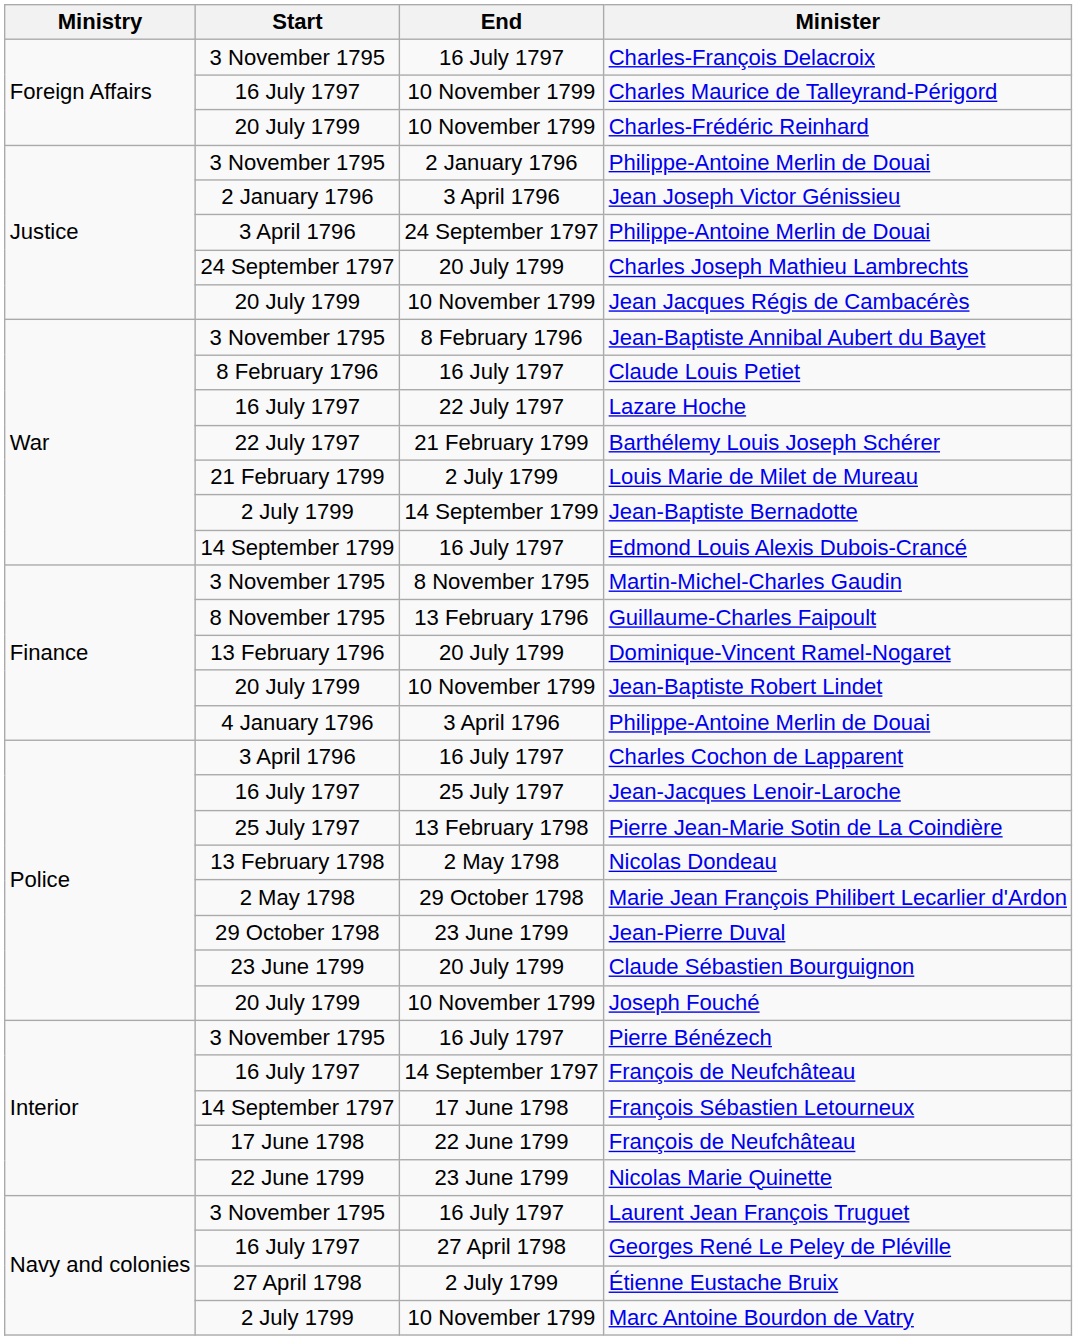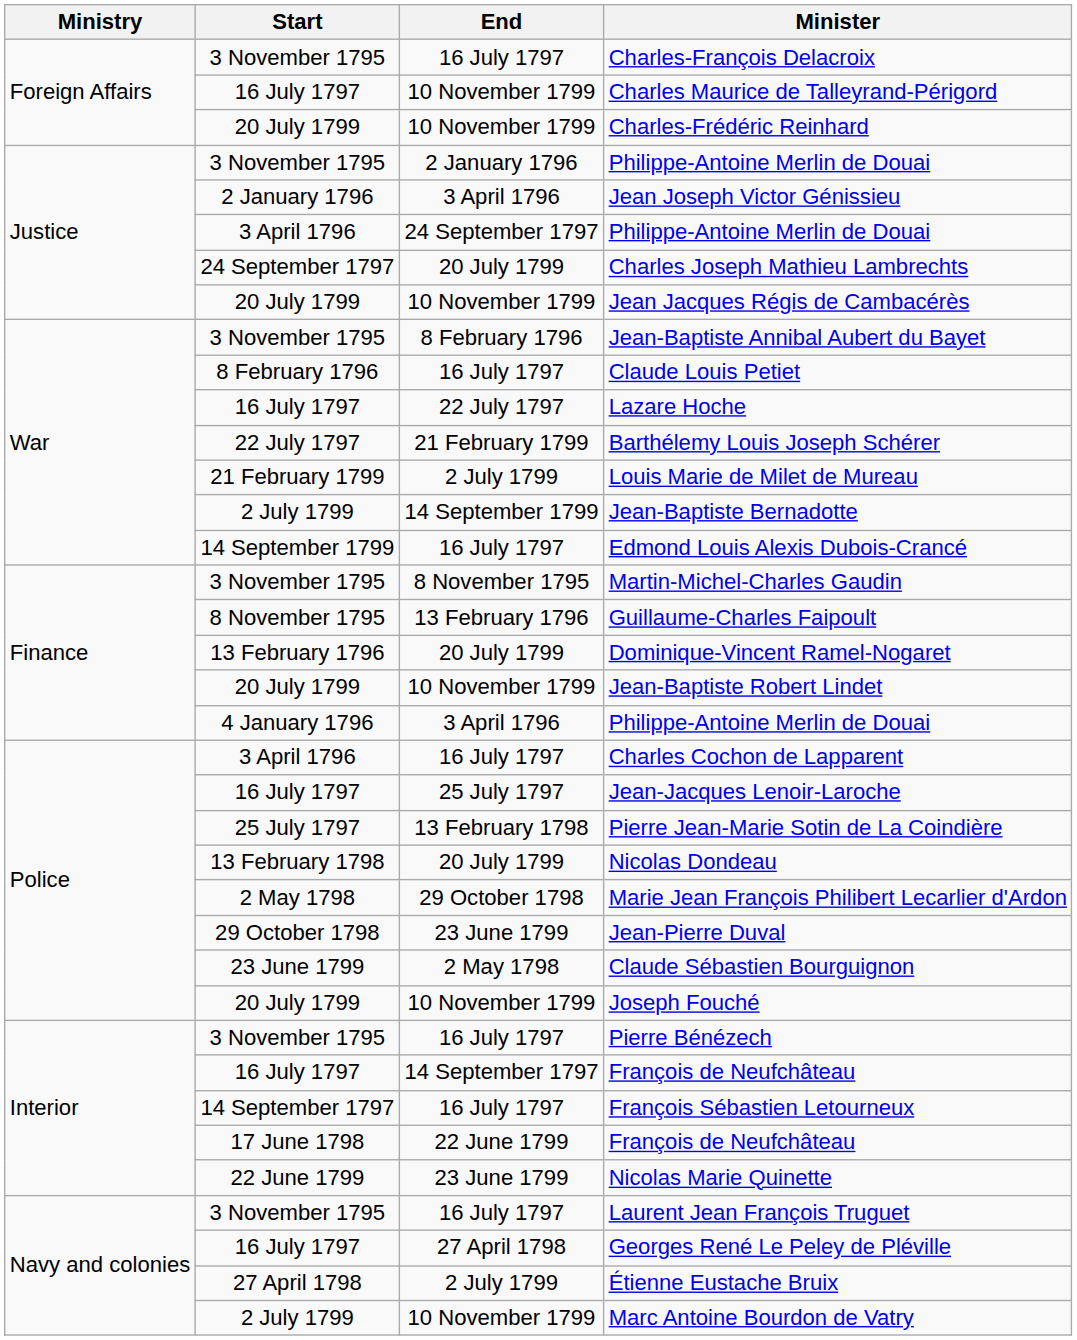(502, 862) 2 May 1798 -> (502, 862) 20 July 1799
(502, 967) 20 July 1799 -> (502, 967) 2 May 1798
(502, 1107) 17 June 1798 -> (502, 1107) 16 July 1797
